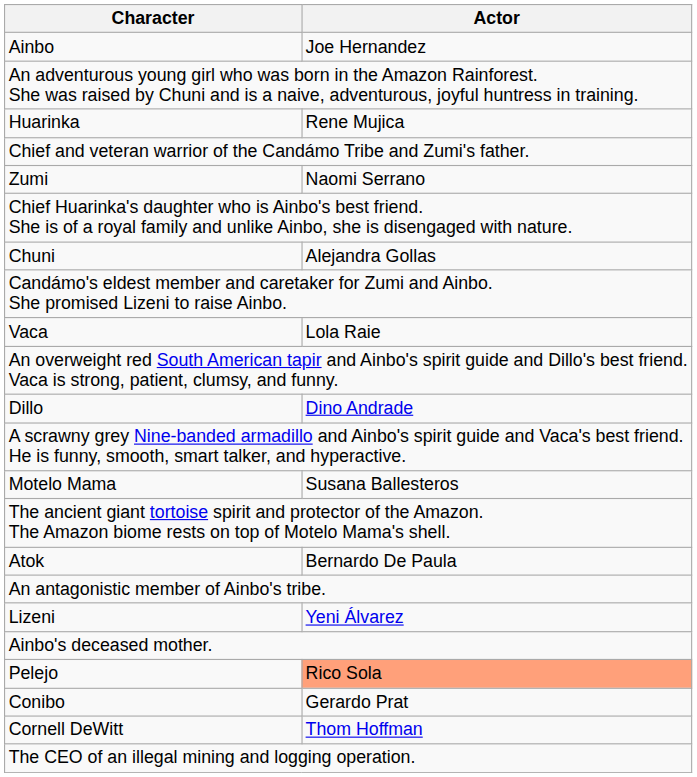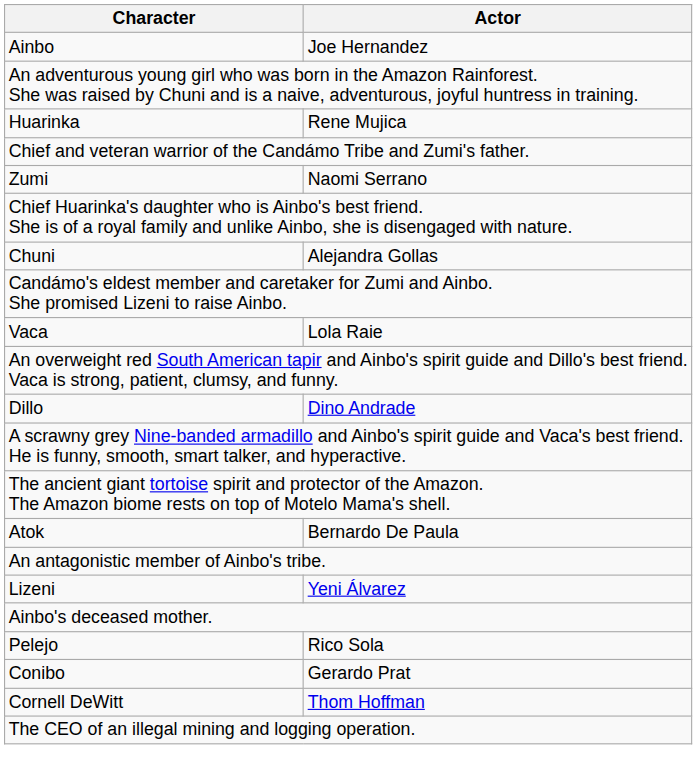- row: (62, 484)
(344, 673) lightsalmon background -> (346, 645) no background
